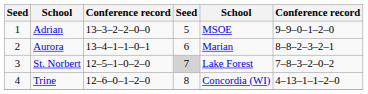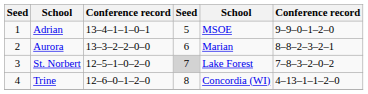(118, 30) 13–3–2–2–0–0 -> (118, 30) 13–4–1–1–0–1
(118, 47) 13–4–1–1–0–1 -> (118, 47) 13–3–2–2–0–0
